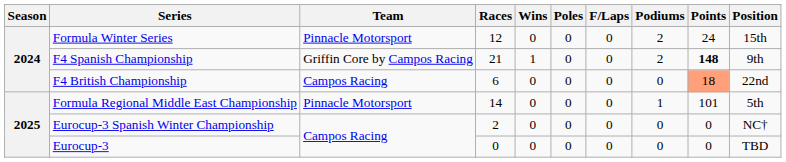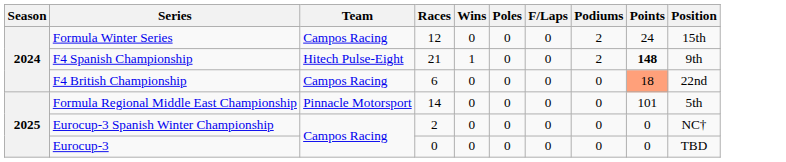(357, 37) Pinnacle Motorsport -> (345, 37) Campos Racing
(388, 59) Griffin Core by Campos Racing -> (353, 59) Hitech Pulse-Eight
(660, 103) 1 -> (599, 103) 0
